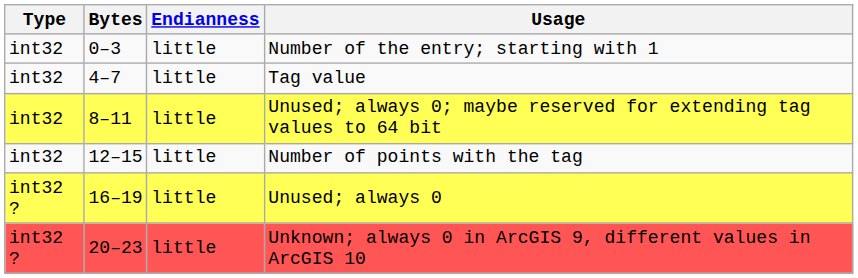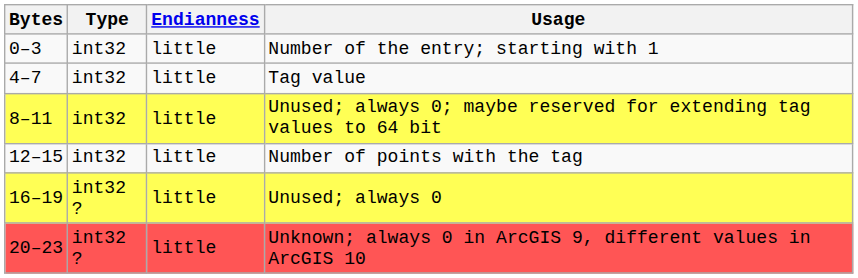columns swapped: (116, 19) <-> (44, 19)
